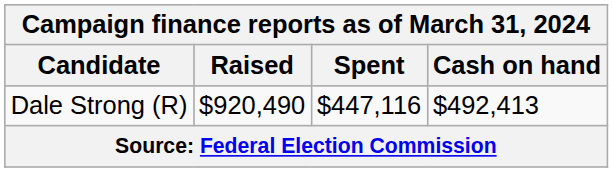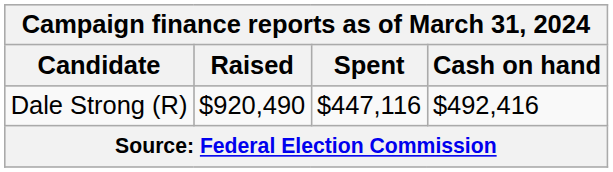(486, 105) $492,413 -> (486, 105) $492,416
